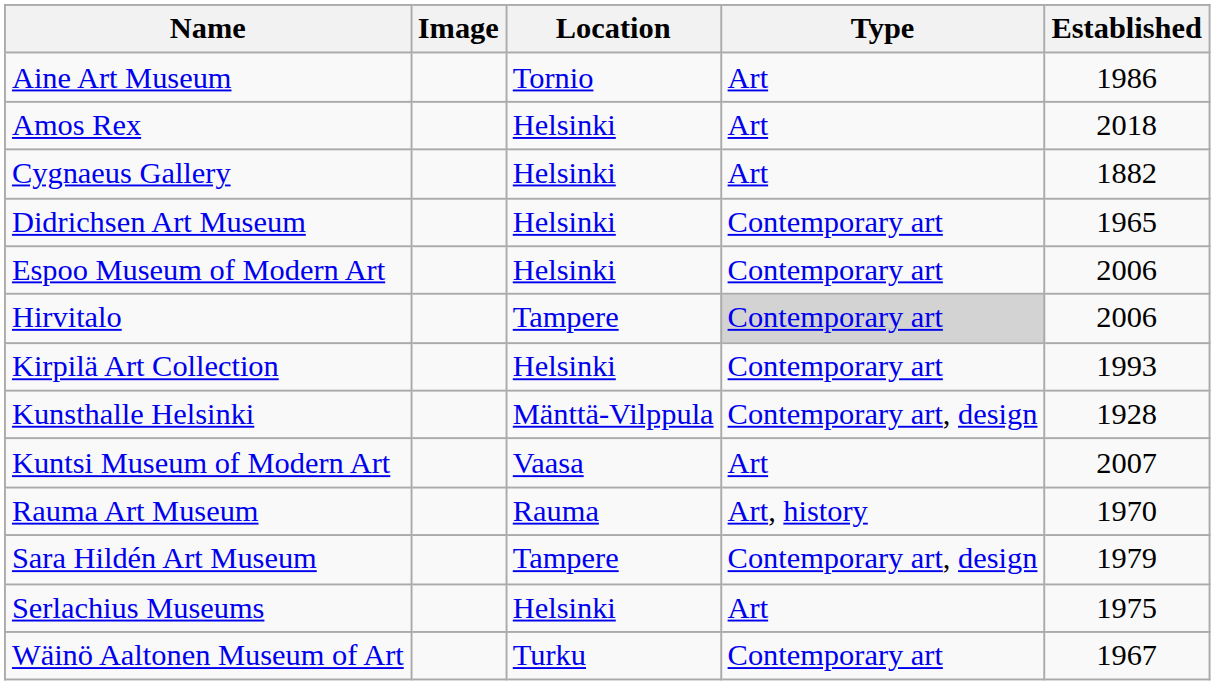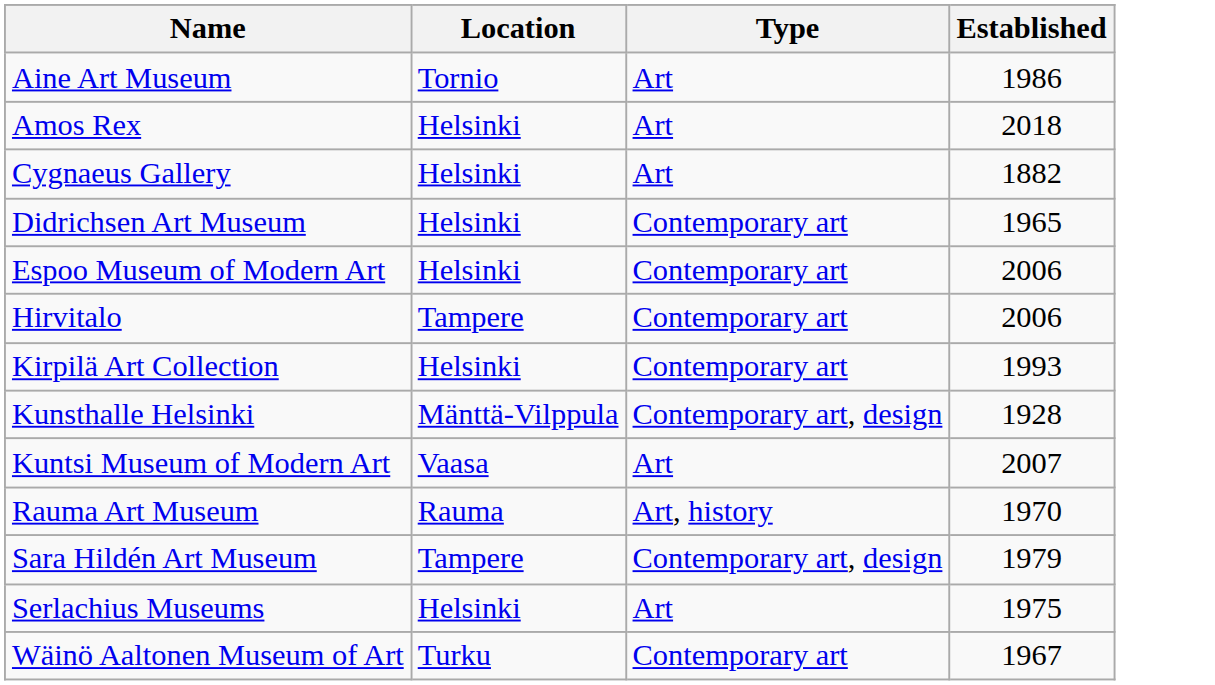- column: (458, 28)
(835, 317) lightgrey background -> (740, 317) no background
